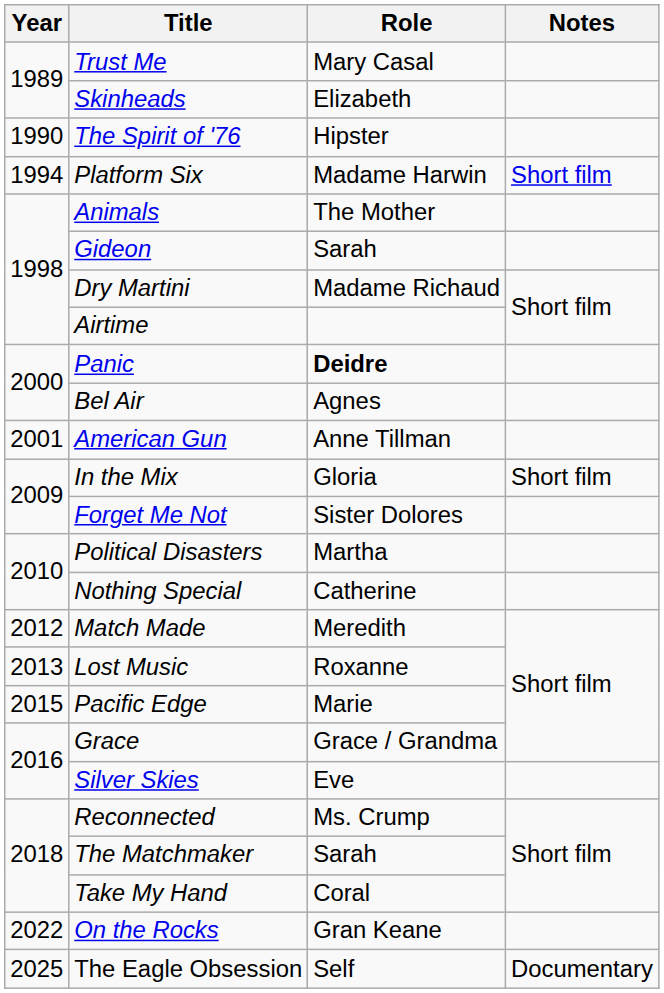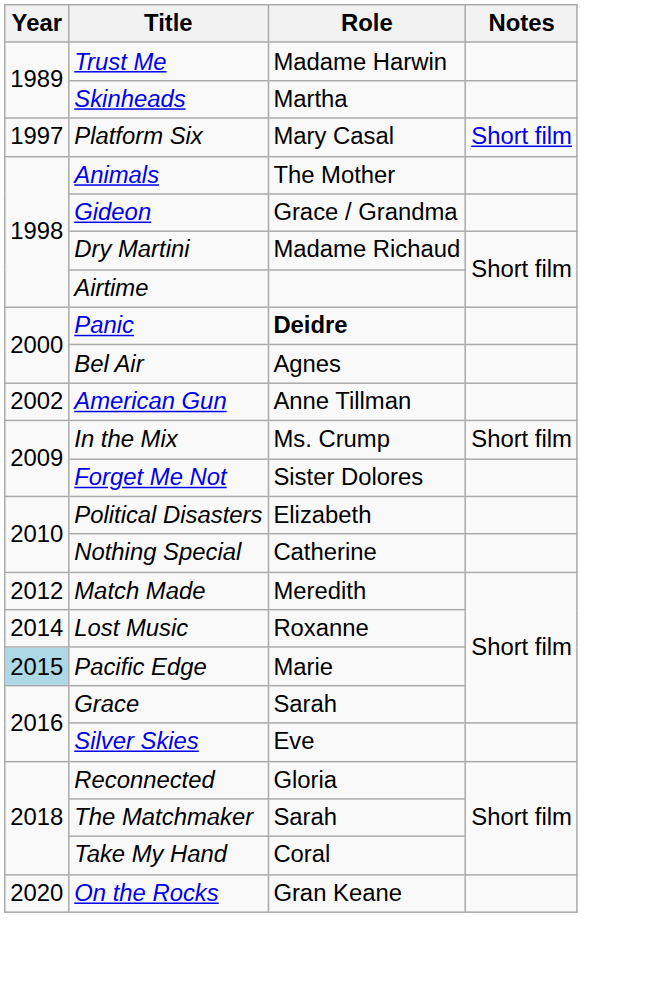(373, 61) Mary Casal -> (360, 61) Madame Harwin
(362, 99) Elizabeth -> (310, 99) Martha
- row: (157, 136)
(37, 174) 1994 -> (37, 136) 1997
(400, 174) Madame Harwin -> (334, 136) Mary Casal
(345, 250) Sarah -> (365, 212) Grace / Grandma
(37, 439) 2001 -> (37, 401) 2002
(345, 477) Gloria -> (332, 439) Ms. Crump
(350, 552) Martha -> (322, 514) Elizabeth
(37, 666) 2013 -> (37, 628) 2014
(37, 703) no background -> (37, 666) lightblue background
(405, 741) Grace / Grandma -> (305, 703) Sarah
(371, 817) Ms. Crump -> (305, 779) Gloria
(37, 930) 2022 -> (37, 893) 2020
- row: (188, 968)
